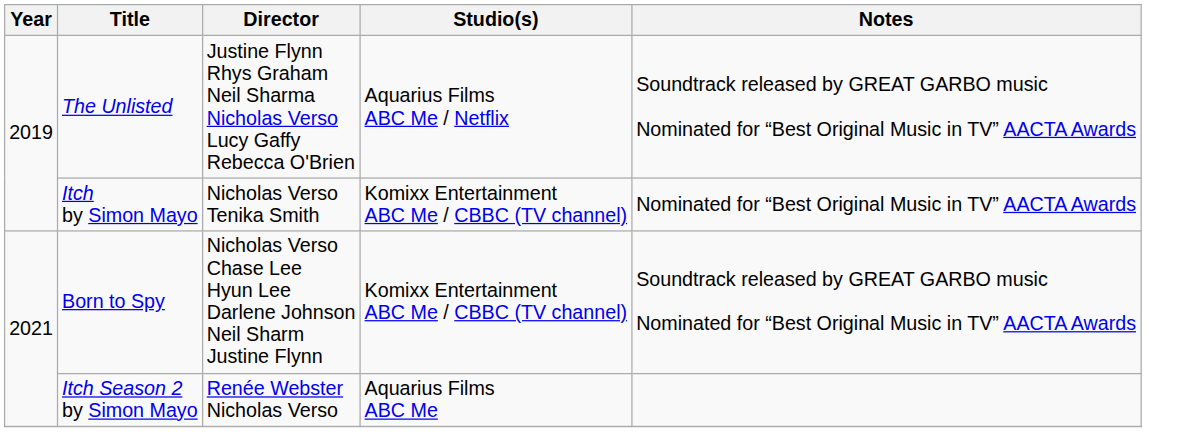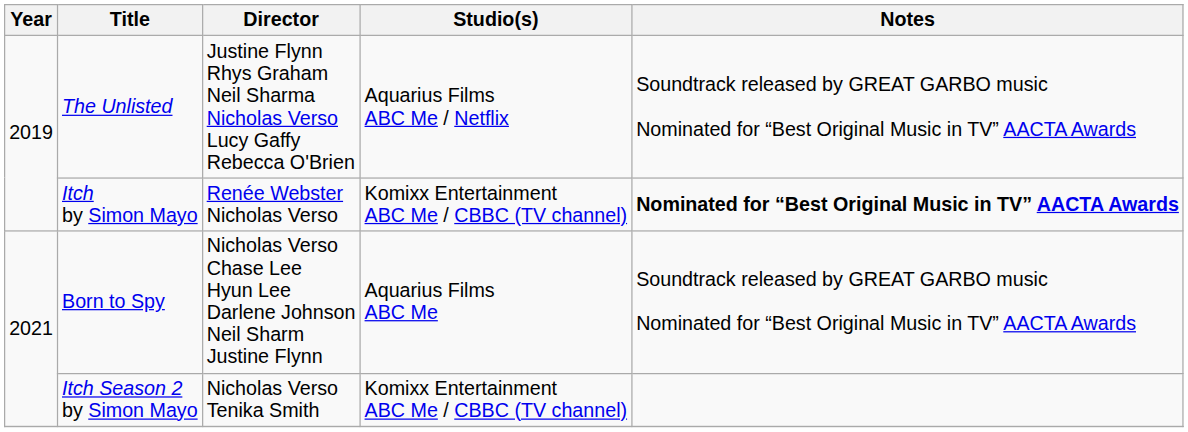(272, 204) Nicholas Verso Tenika Smith -> (275, 204) Renée Webster Nicholas Verso
(886, 204) normal -> (908, 204) bold
(496, 301) Komixx Entertainment ABC Me / CBBC (TV channel) -> (430, 301) Aquarius Films ABC Me
(275, 399) Renée Webster Nicholas Verso -> (272, 399) Nicholas Verso Tenika Smith
(430, 399) Aquarius Films ABC Me -> (496, 399) Komixx Entertainment ABC Me / CBBC (TV channel)
